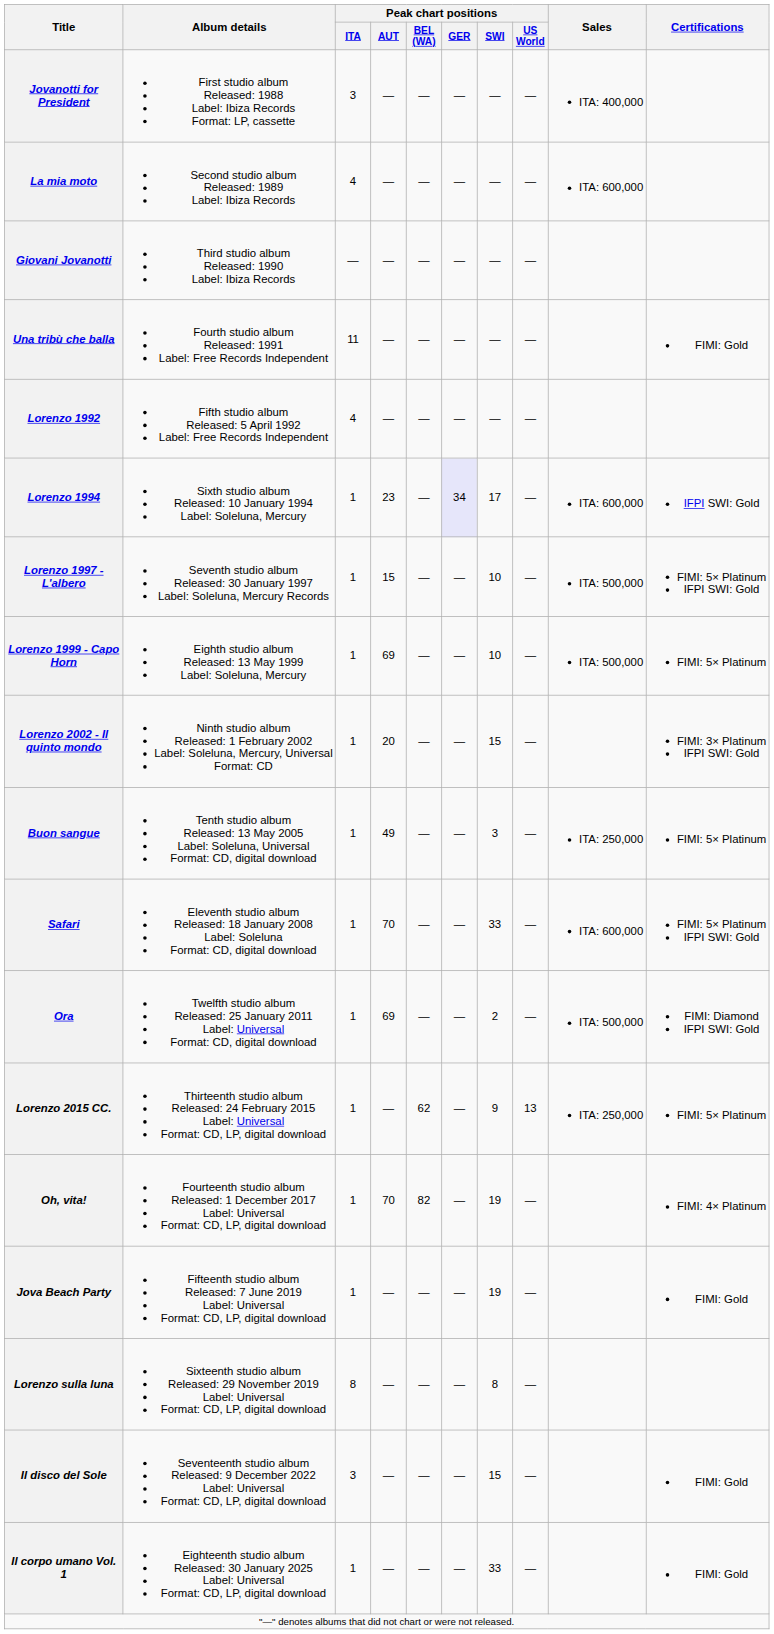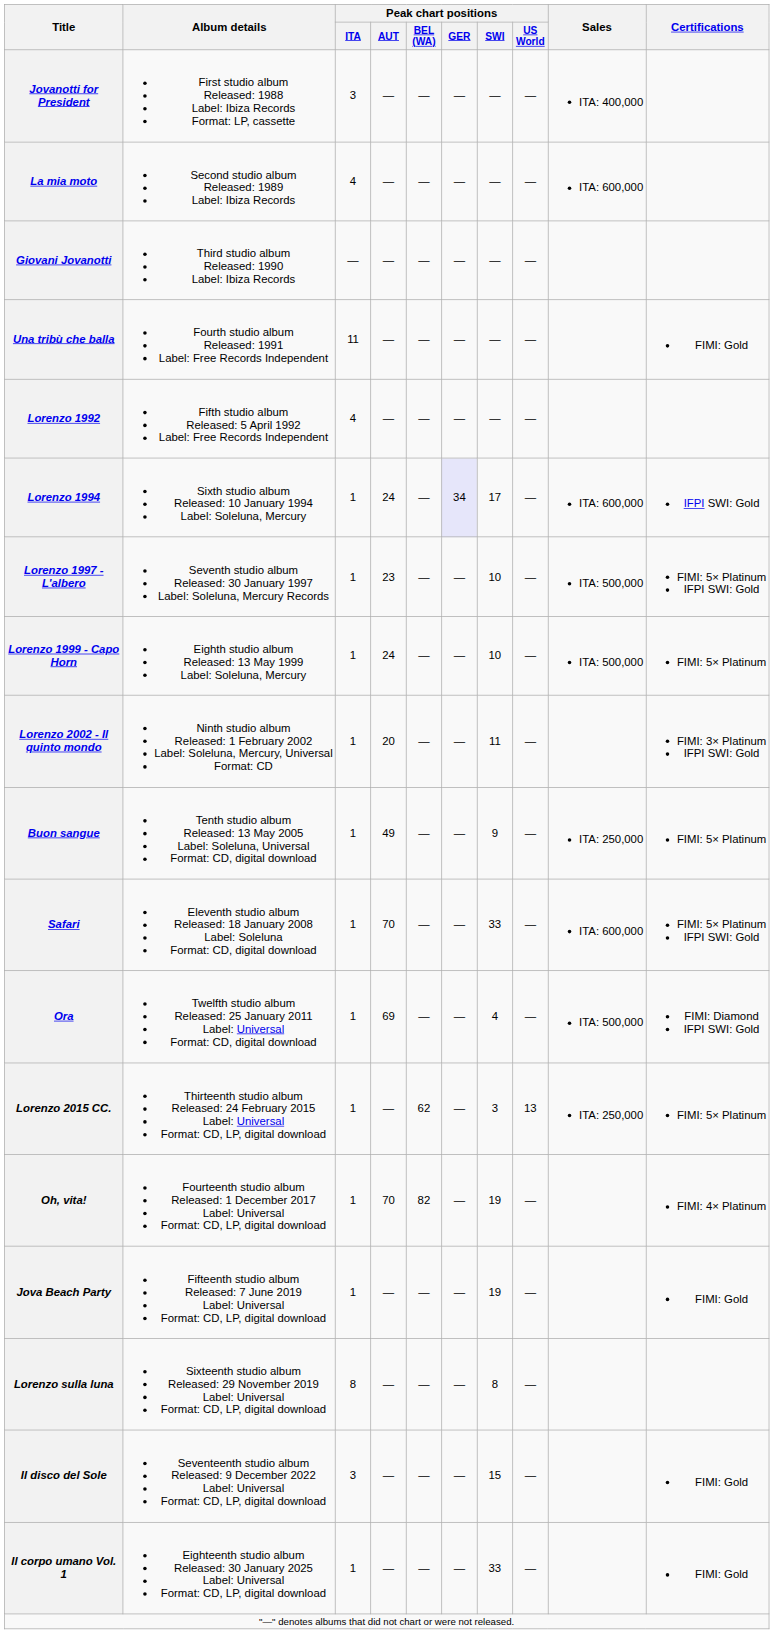(388, 497) 23 -> (388, 497) 24
(388, 576) 15 -> (388, 576) 23
(388, 655) 69 -> (388, 655) 24
(495, 741) 15 -> (495, 741) 11
(495, 833) 3 -> (495, 833) 9
(495, 1016) 2 -> (495, 1016) 4
(495, 1108) 9 -> (495, 1108) 3
